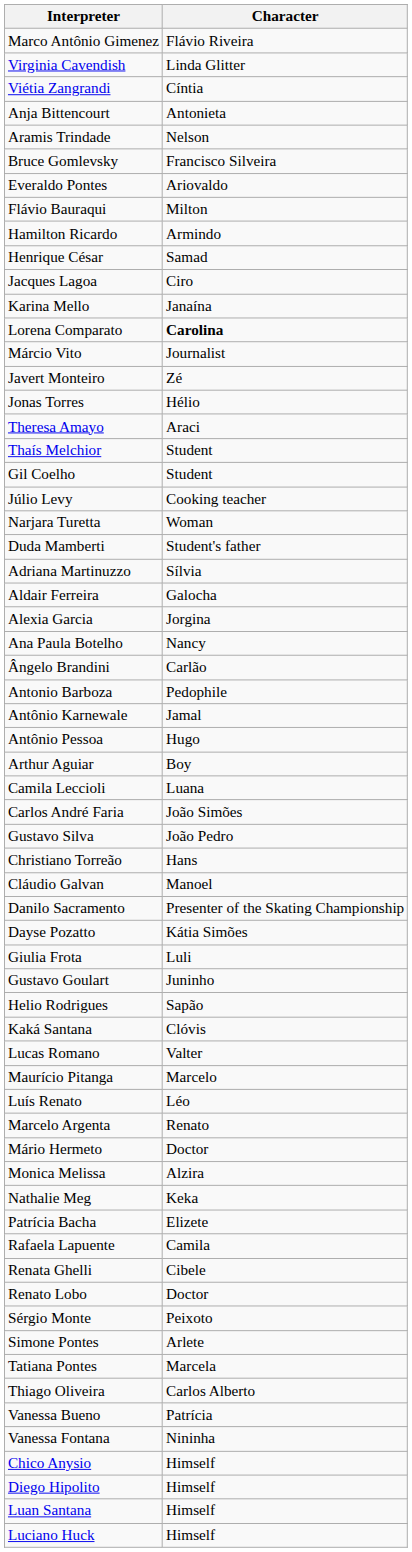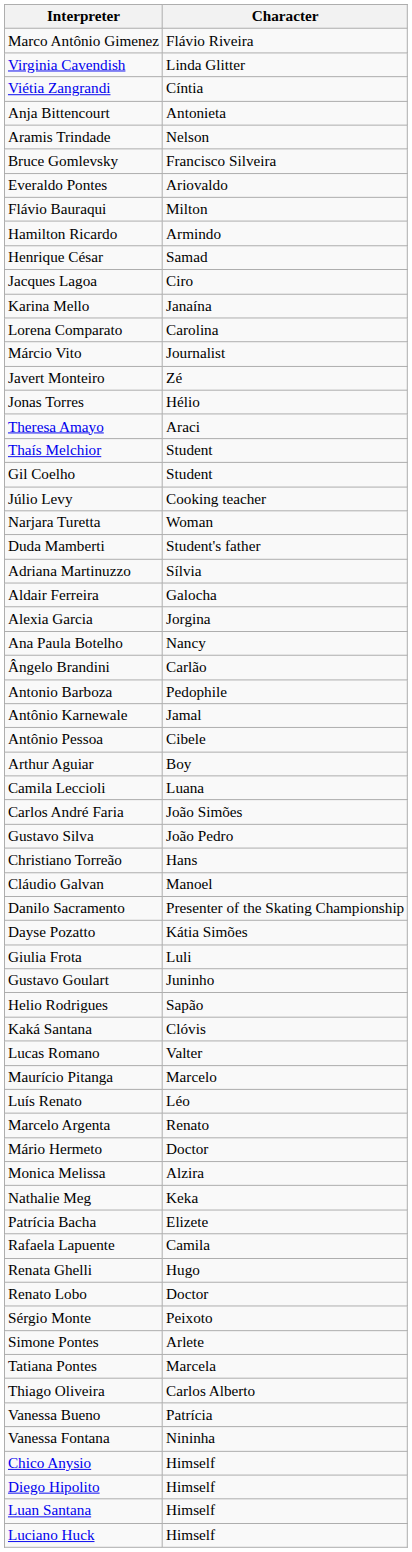(195, 329) bold -> (192, 329) normal
(183, 739) Hugo -> (186, 739) Cibele
(186, 1270) Cibele -> (183, 1270) Hugo
